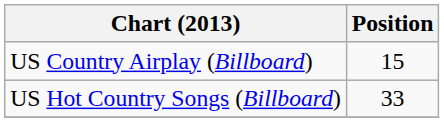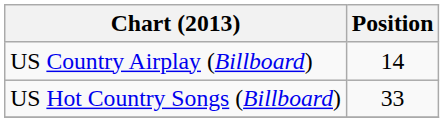(393, 60) 15 -> (393, 60) 14
